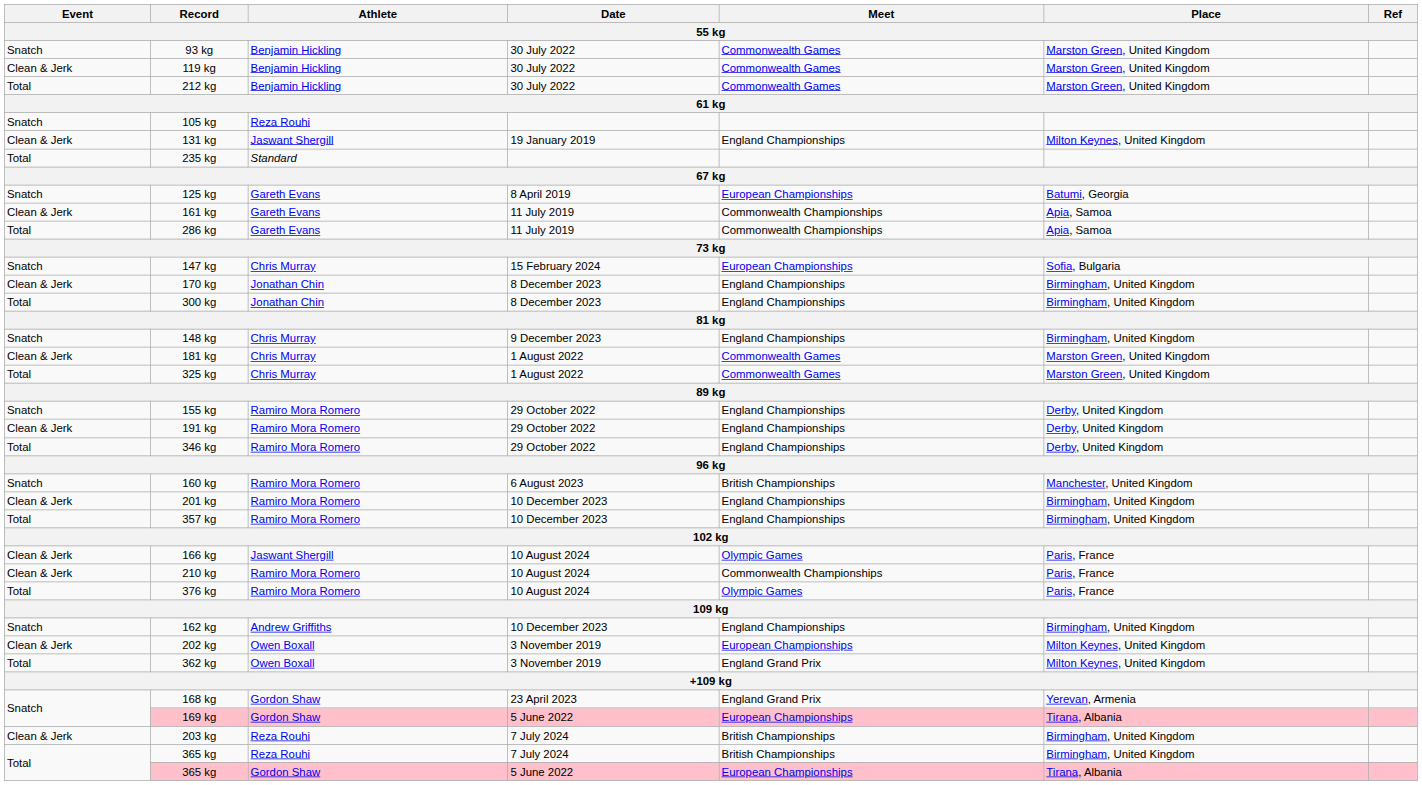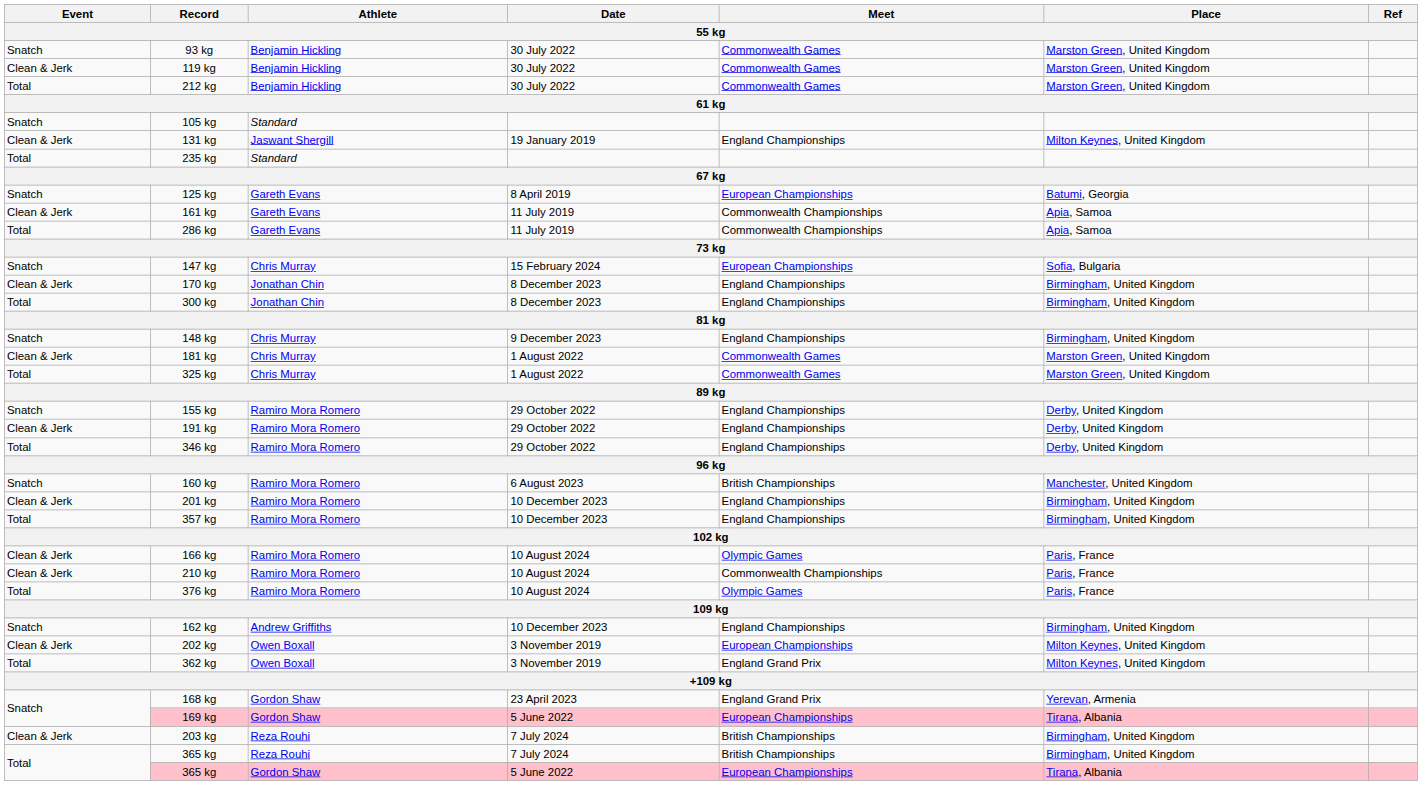(280, 122) Reza Rouhi -> (274, 122) Standard
(292, 555) Jaswant Shergill -> (305, 555) Ramiro Mora Romero
